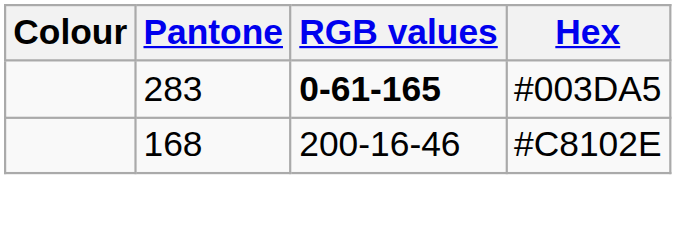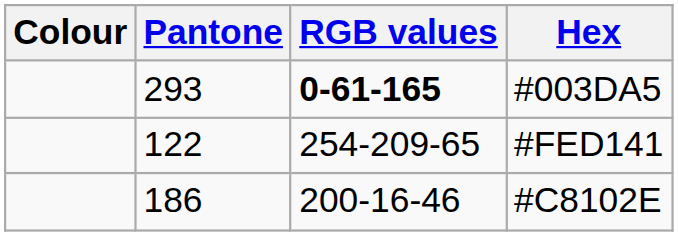(173, 88) 283 -> (173, 88) 293
+ row: (589, 144)
(173, 144) 168 -> (173, 200) 186
